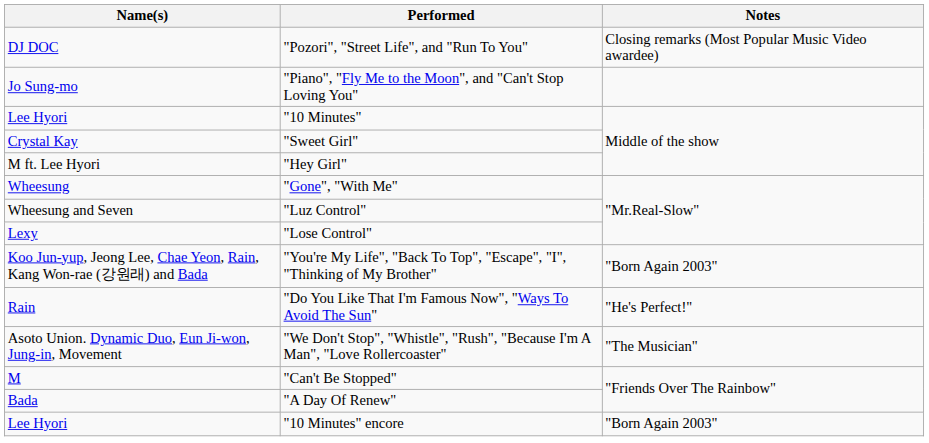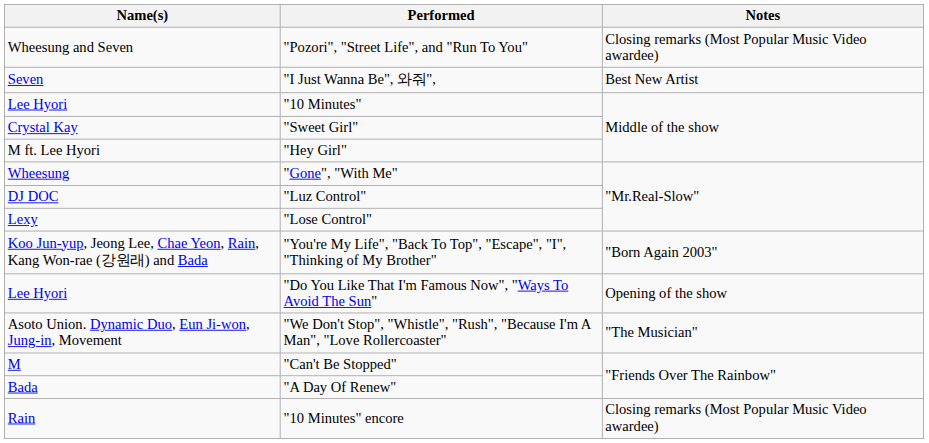(33, 47) DJ DOC -> (70, 47) Wheesung and Seven
+ row: (360, 79)
- row: (424, 86)
(70, 210) Wheesung and Seven -> (33, 196) DJ DOC
(22, 307) Rain -> (38, 293) Lee Hyori
(649, 307) "He's Perfect!" -> (666, 293) Opening of the show
(38, 423) Lee Hyori -> (22, 418) Rain
(661, 423) "Born Again 2003" -> (736, 418) Closing remarks (Most Popular Music Video awardee)
